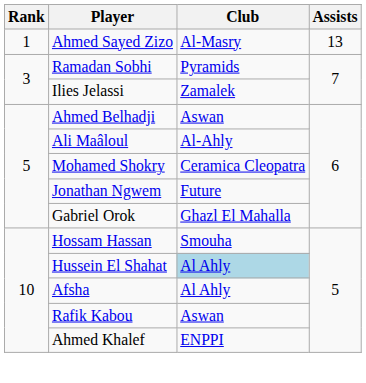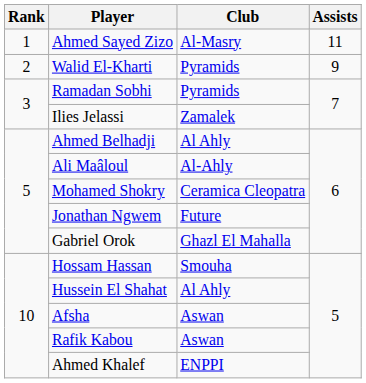(335, 41) 13 -> (335, 41) 11
+ row: (102, 66)
(202, 116) Aswan -> (205, 141) Al Ahly
(205, 265) lightblue background -> (205, 290) no background
(205, 290) Al Ahly -> (202, 315) Aswan
